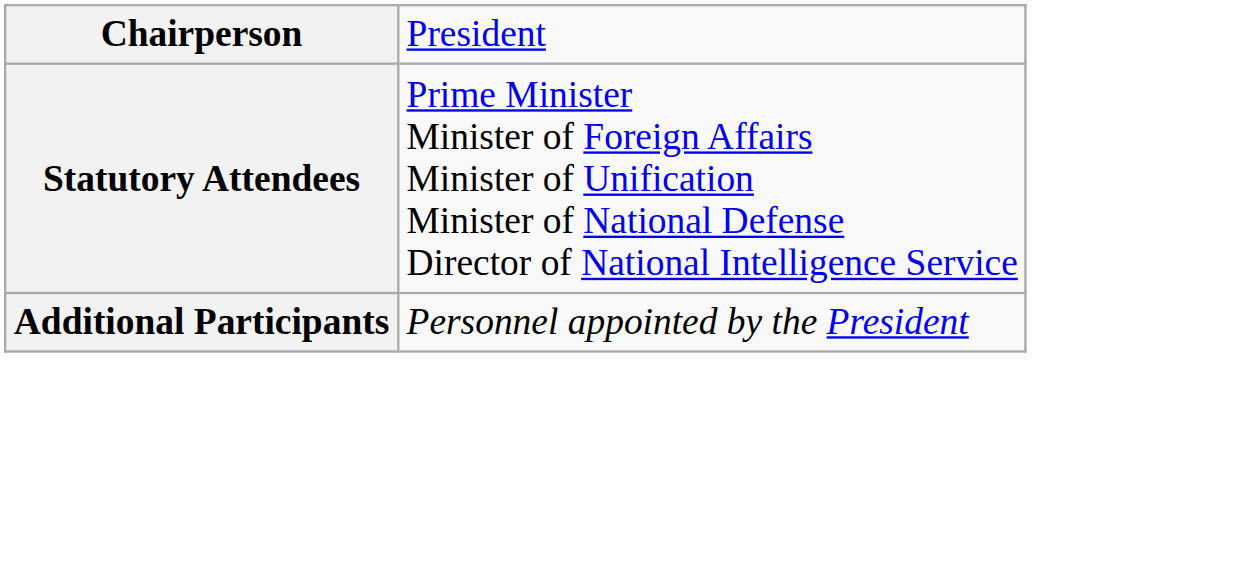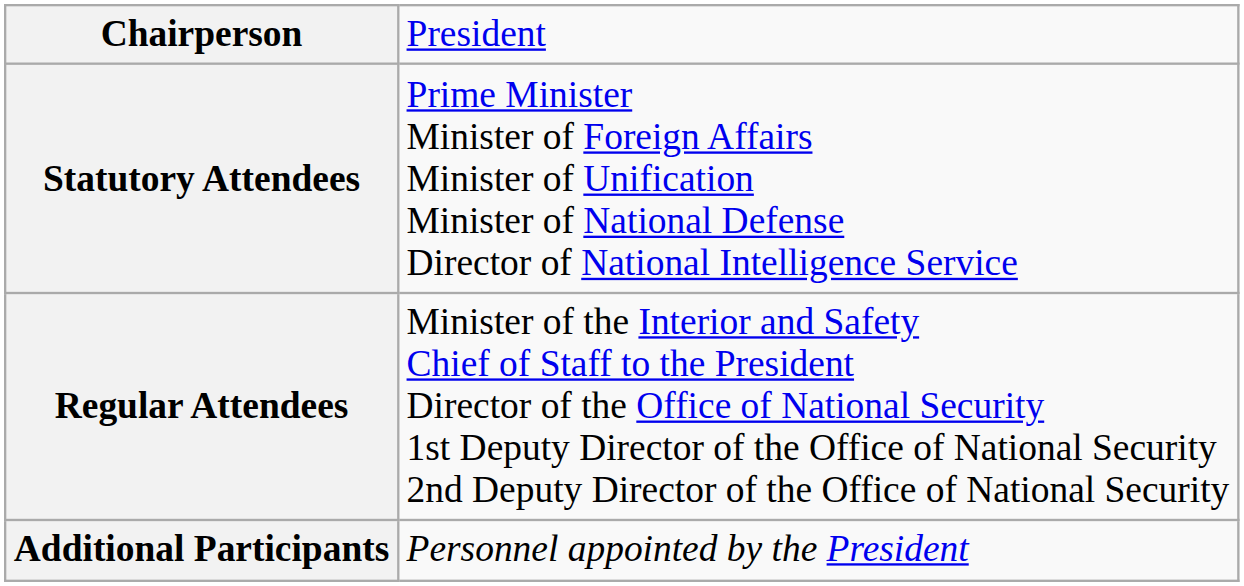+ row: (202, 405)
